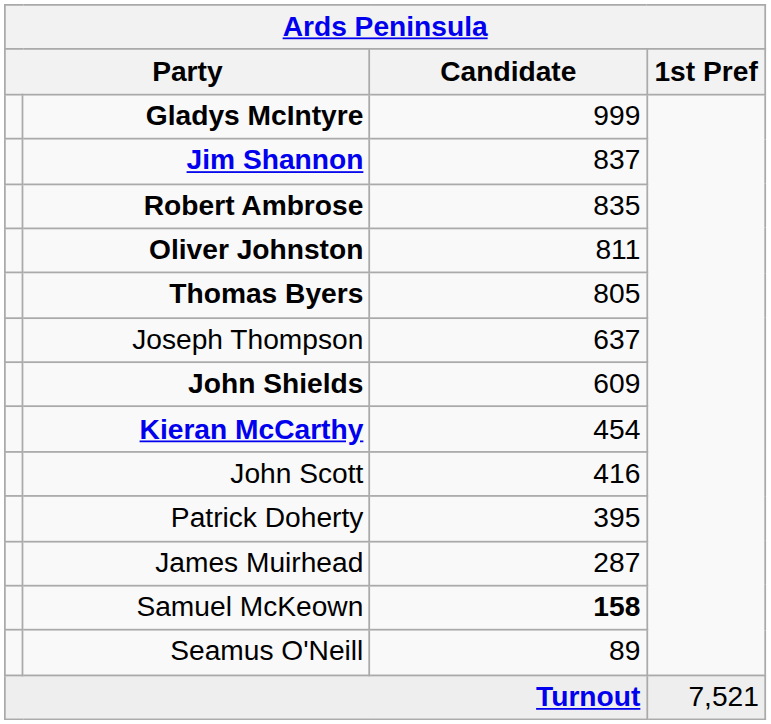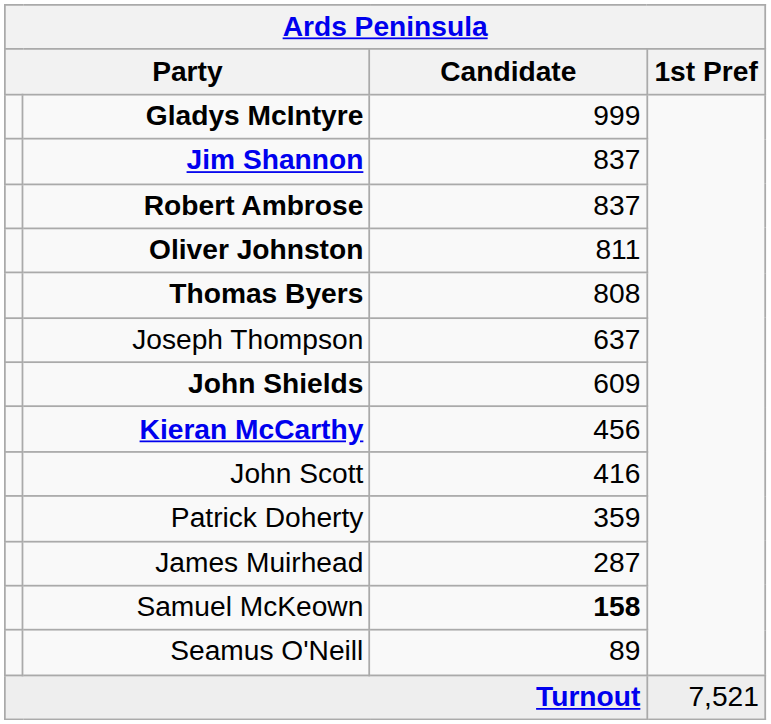(617, 205) 835 -> (617, 205) 837
(617, 294) 805 -> (617, 294) 808
(617, 428) 454 -> (617, 428) 456
(617, 518) 395 -> (617, 518) 359
